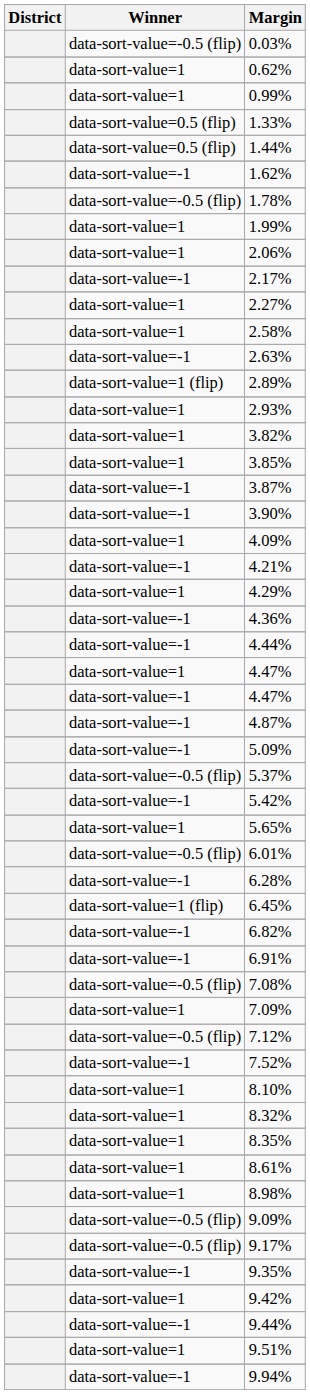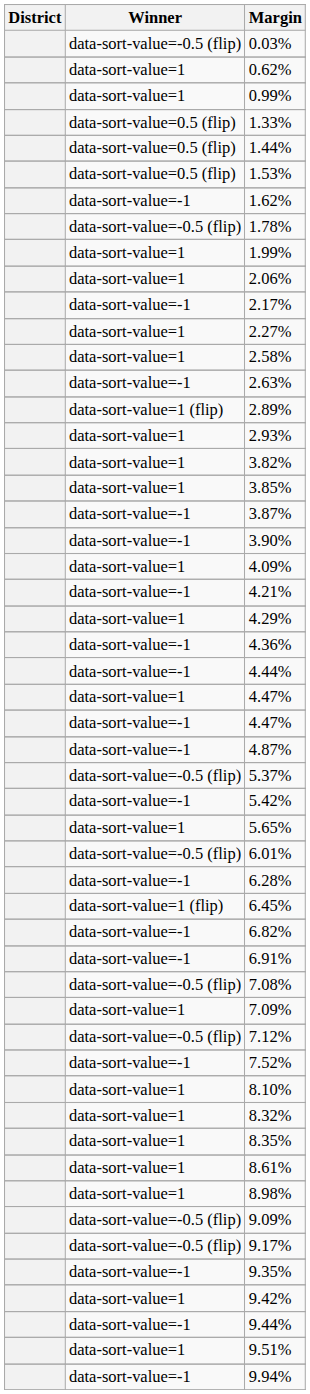+ row: (152, 174)
- row: (130, 749)
